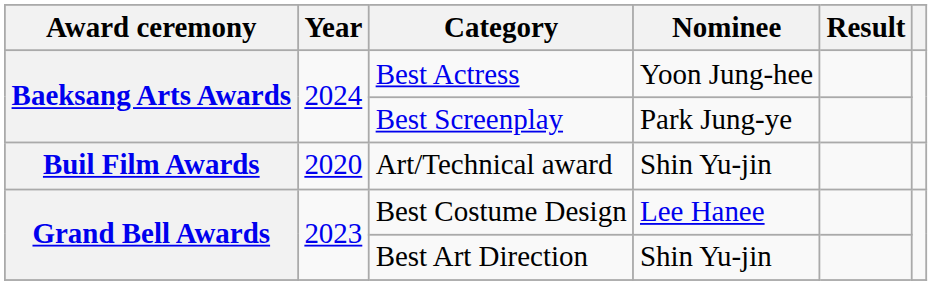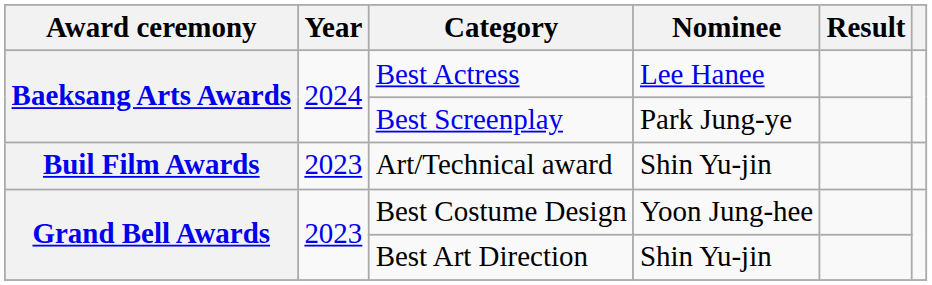(727, 73) Yoon Jung-hee -> (702, 73) Lee Hanee
(333, 165) 2020 -> (333, 165) 2023
(702, 211) Lee Hanee -> (727, 211) Yoon Jung-hee
